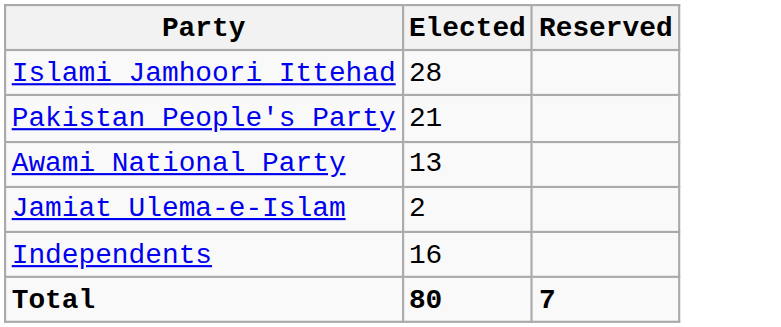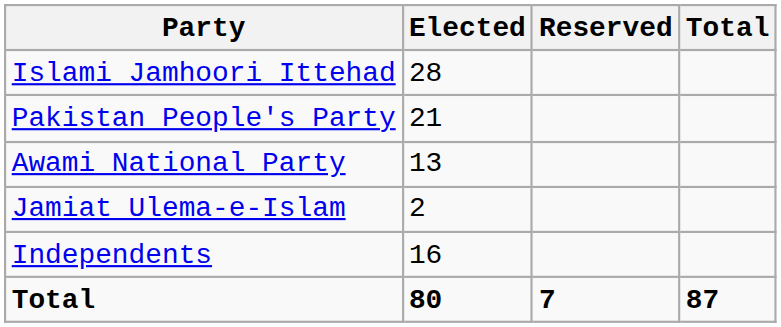+ column: (728, 28)
